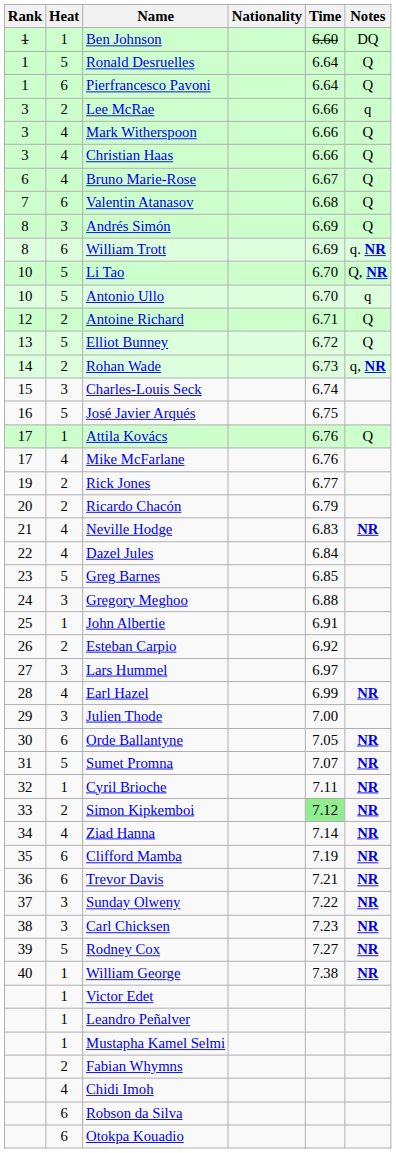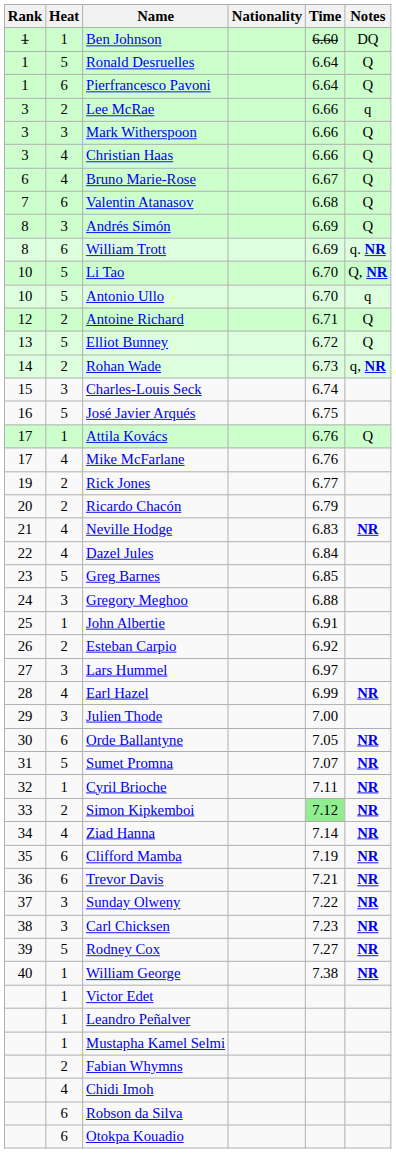(64, 132) 4 -> (64, 132) 3
